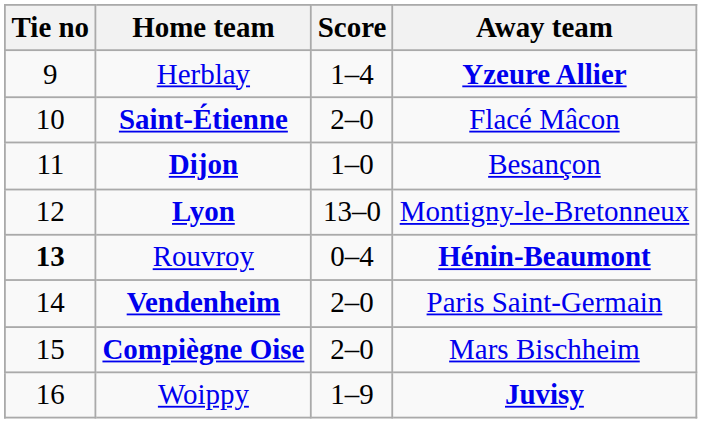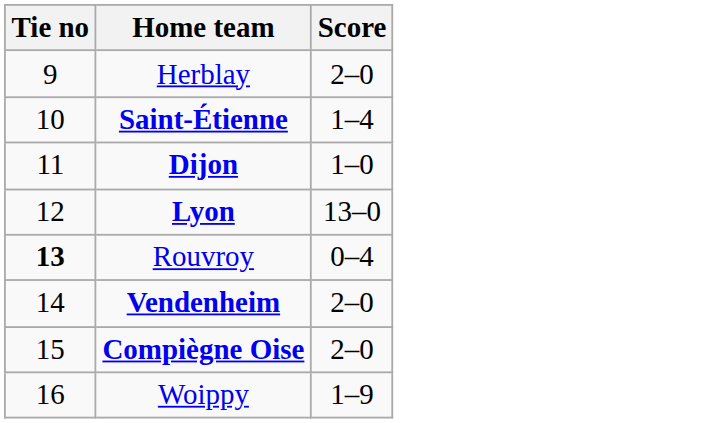- column: (544, 27)
(352, 73) 1–4 -> (352, 73) 2–0
(352, 119) 2–0 -> (352, 119) 1–4
